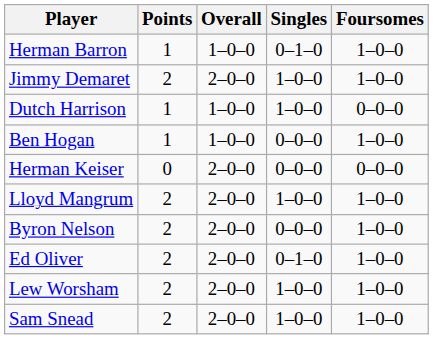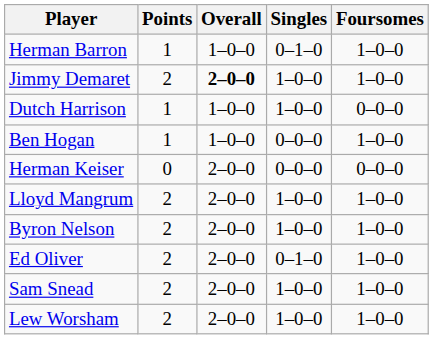(231, 79) normal -> (231, 79) bold
(299, 229) 0–0–0 -> (299, 229) 1–0–0
rows swapped: (51, 318) <-> (64, 288)
